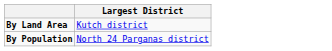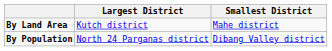+ column: (269, 11)
